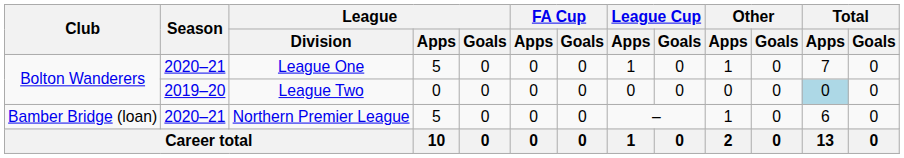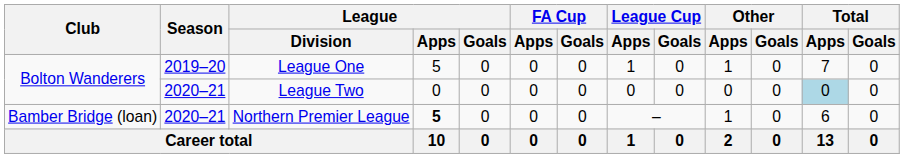(195, 66) 2020–21 -> (195, 66) 2019–20
(195, 91) 2019–20 -> (195, 91) 2020–21
(436, 116) normal -> (436, 116) bold
